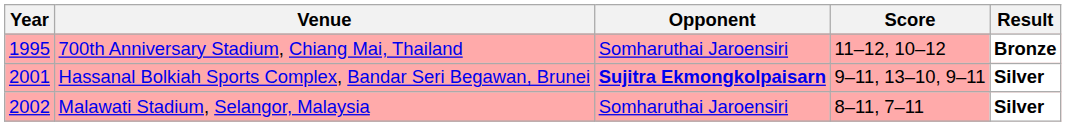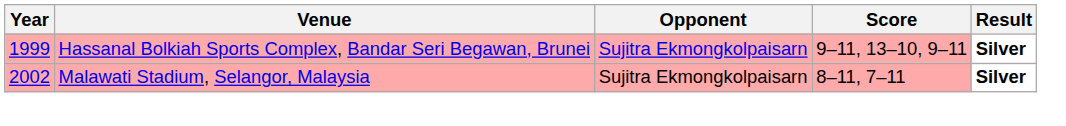- row: (261, 49)
(29, 78) 2001 -> (29, 49) 1999
(712, 78) bold -> (703, 49) normal
(693, 107) Somharuthai Jaroensiri -> (703, 78) Sujitra Ekmongkolpaisarn
